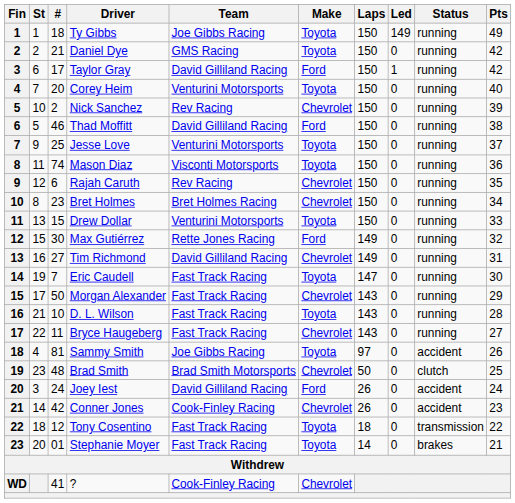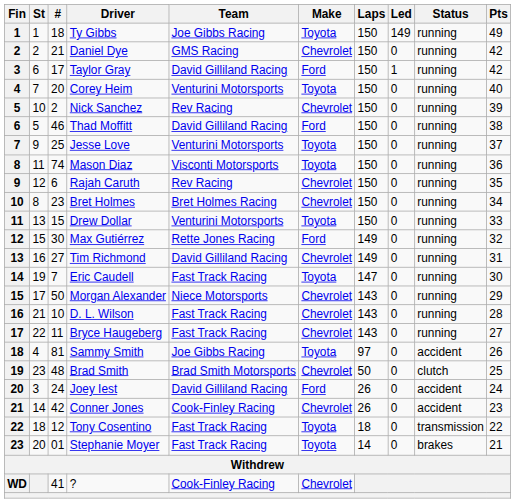(319, 51) Toyota -> (327, 51) Chevrolet
(219, 295) Fast Track Racing -> (220, 295) Niece Motorsports
(319, 314) Toyota -> (327, 314) Chevrolet
